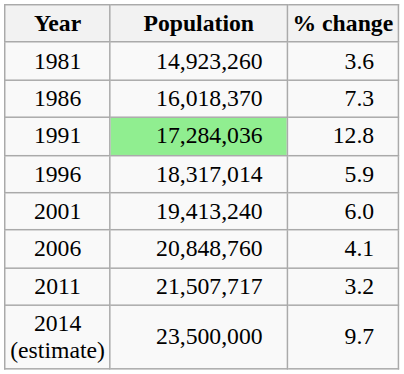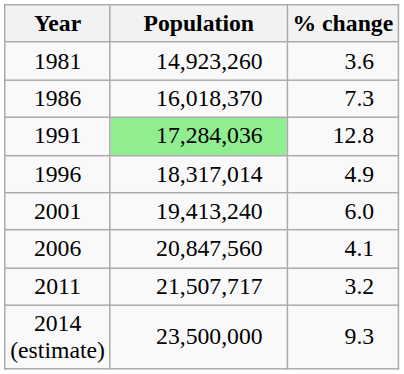(359, 173) 5.9 -> (359, 173) 4.9
(209, 248) 20,848,760 -> (209, 248) 20,847,560
(359, 337) 9.7 -> (359, 337) 9.3
